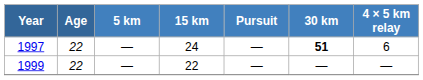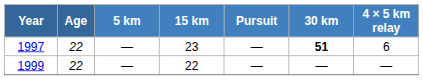(192, 47) 24 -> (192, 47) 23
